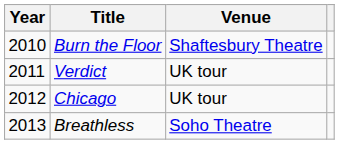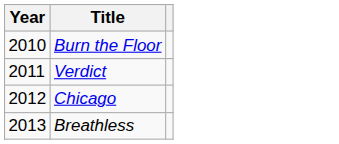- column: (246, 17)
